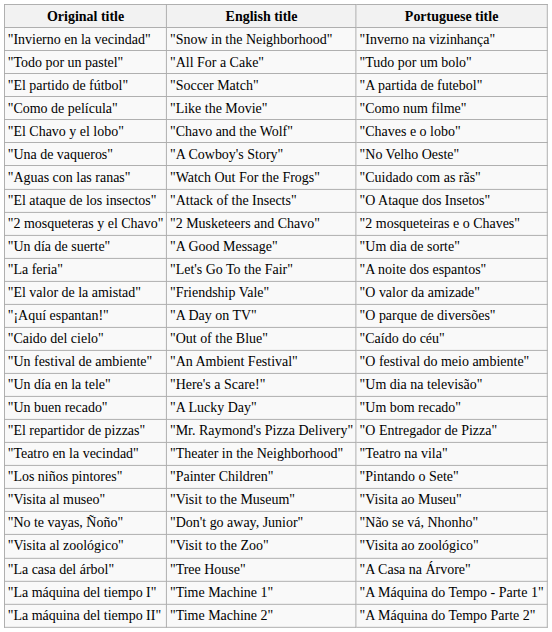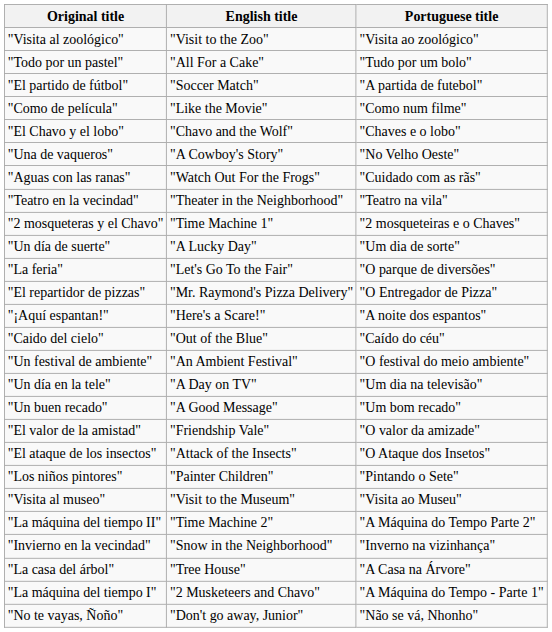rows swapped: (66, 546) <-> (79, 39)
rows swapped: (73, 454) <-> (82, 200)
(245, 223) "2 Musketeers and Chavo" -> (222, 223) "Time Machine 1"
(224, 246) "A Good Message" -> (213, 246) "A Lucky Day"
(423, 269) "A noite dos espantos" -> (428, 269) "O parque de diversões"
rows swapped: (74, 292) <-> (76, 431)
(213, 315) "A Day on TV" -> (218, 315) "Here's a Scare!"
(428, 315) "O parque de diversões" -> (423, 315) "A noite dos espantos"
(218, 385) "Here's a Scare!" -> (213, 385) "A Day on TV"
(213, 408) "A Lucky Day" -> (224, 408) "A Good Message"
rows swapped: (65, 523) <-> (84, 615)
(222, 592) "Time Machine 1" -> (245, 592) "2 Musketeers and Chavo"
